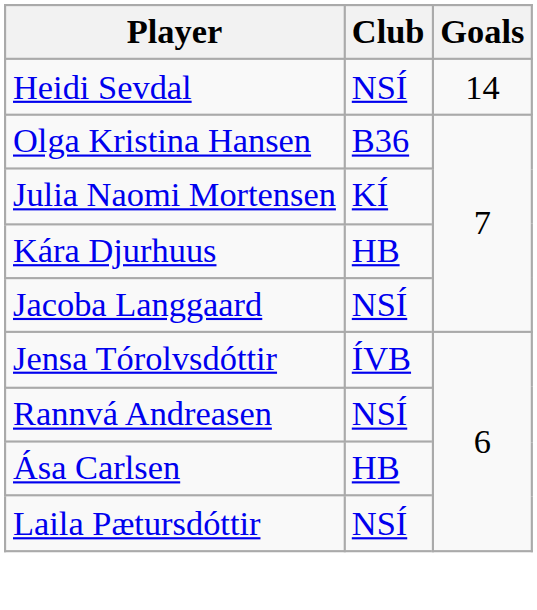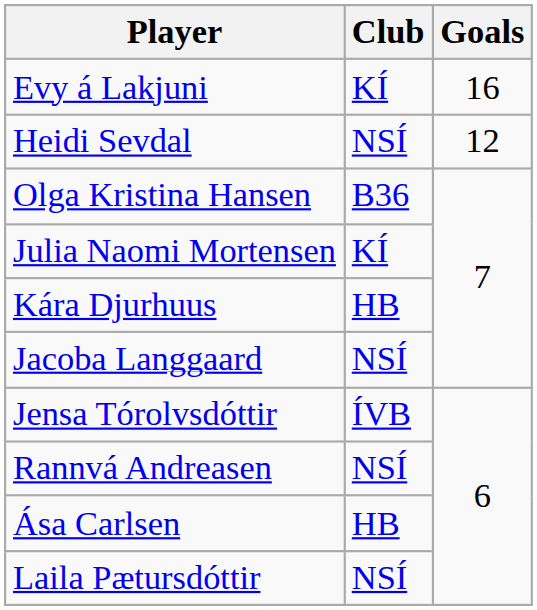+ row: (110, 86)
(482, 86) 14 -> (482, 140) 12
